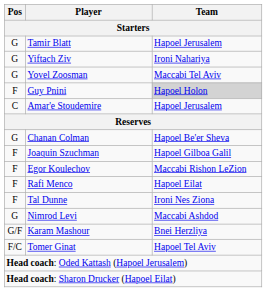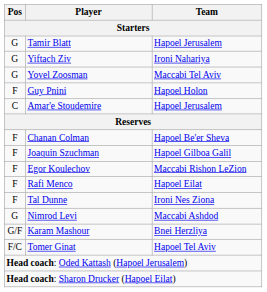(181, 91) lightgrey background -> (181, 91) no background
(15, 138) G -> (15, 138) F
